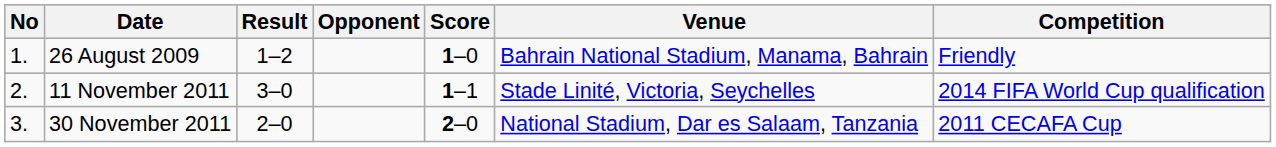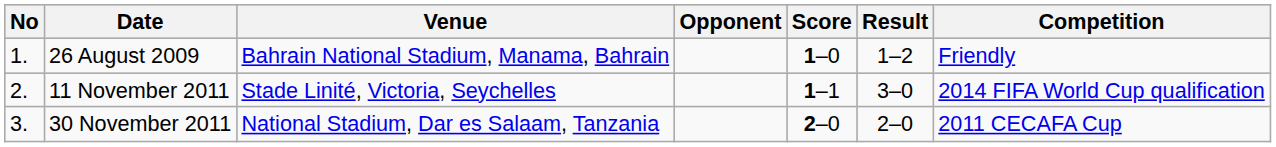columns swapped: (714, 21) <-> (274, 21)
